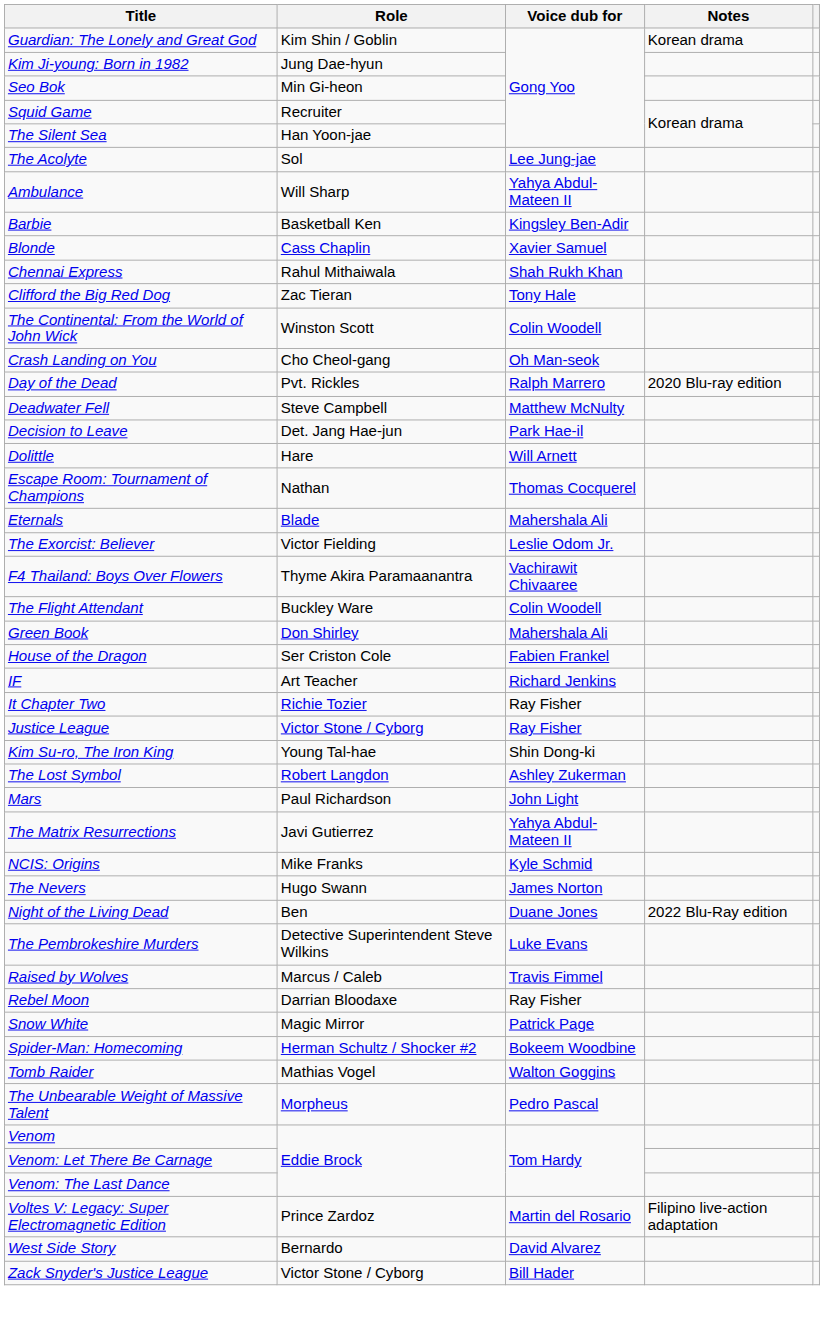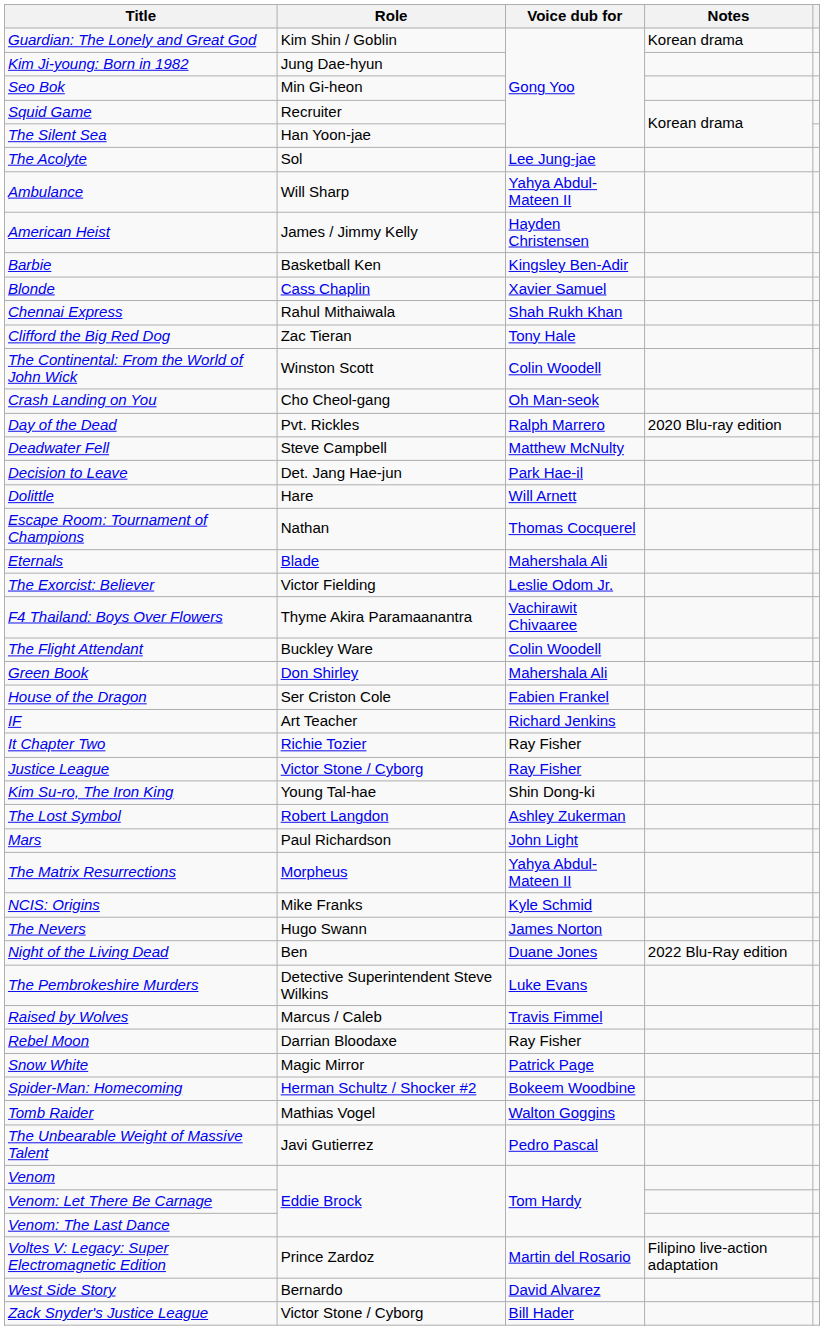+ row: (59, 232)
(327, 831) Javi Gutierrez -> (314, 872) Morpheus
(314, 1104) Morpheus -> (327, 1145) Javi Gutierrez
